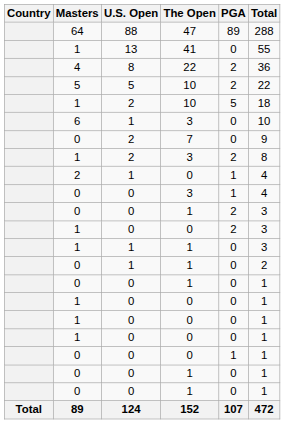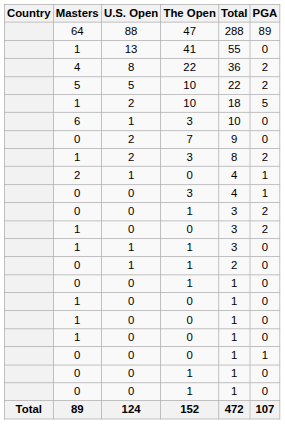columns swapped: (233, 13) <-> (264, 13)
